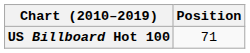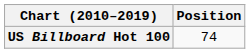(209, 38) 71 -> (209, 38) 74
